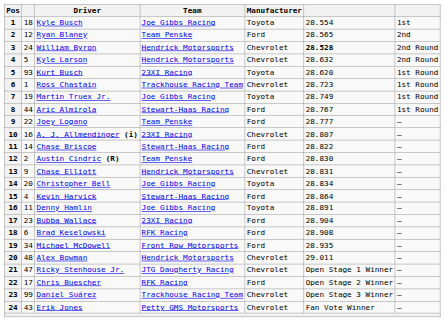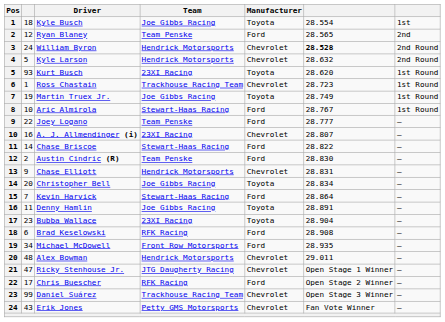(28, 110) 44 -> (28, 110) 10
(26, 196) 4 -> (26, 196) 7
(256, 221) Ford -> (260, 221) Toyota
